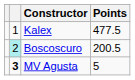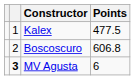(15, 48) paleturquoise background -> (15, 48) no background
(107, 48) 200.5 -> (107, 48) 606.8
(96, 66) 5 -> (96, 66) 6
